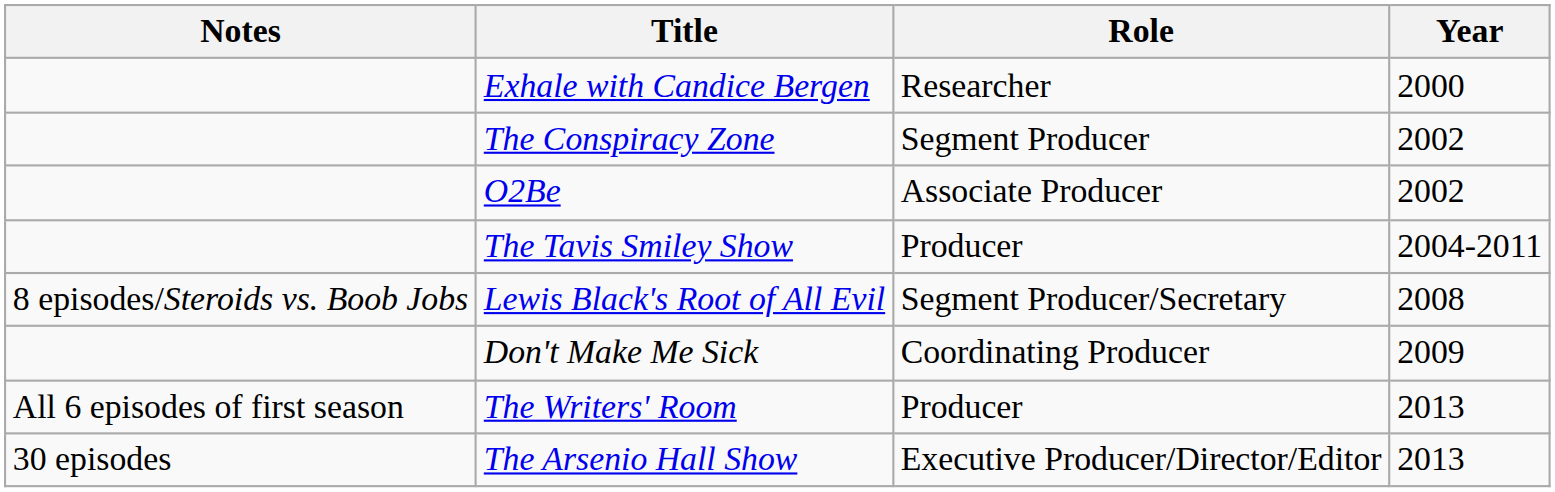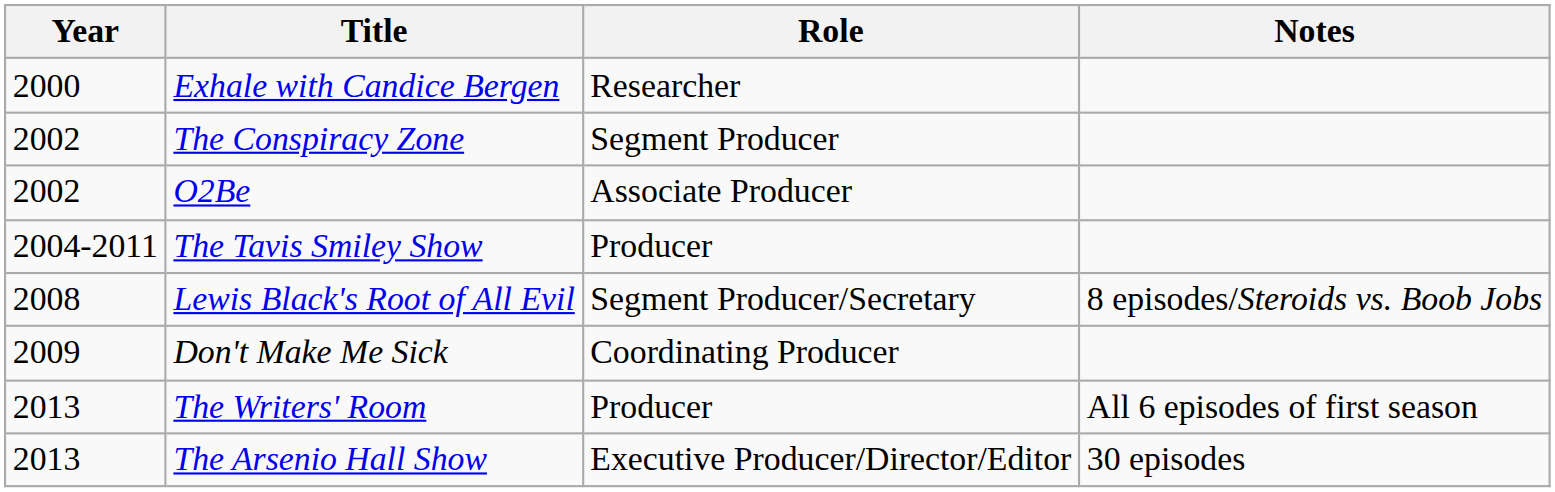columns swapped: (1470, 31) <-> (241, 31)
